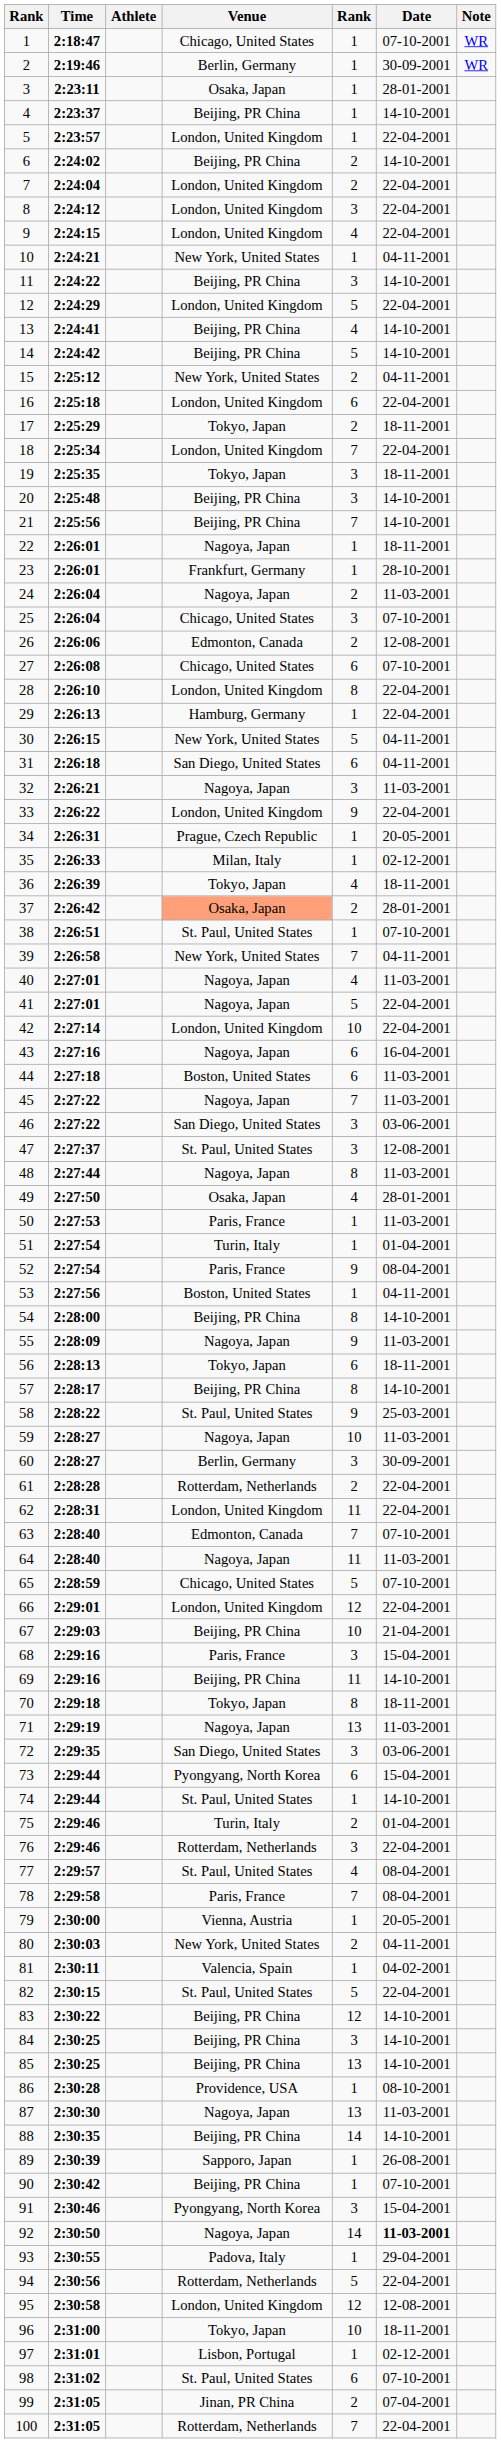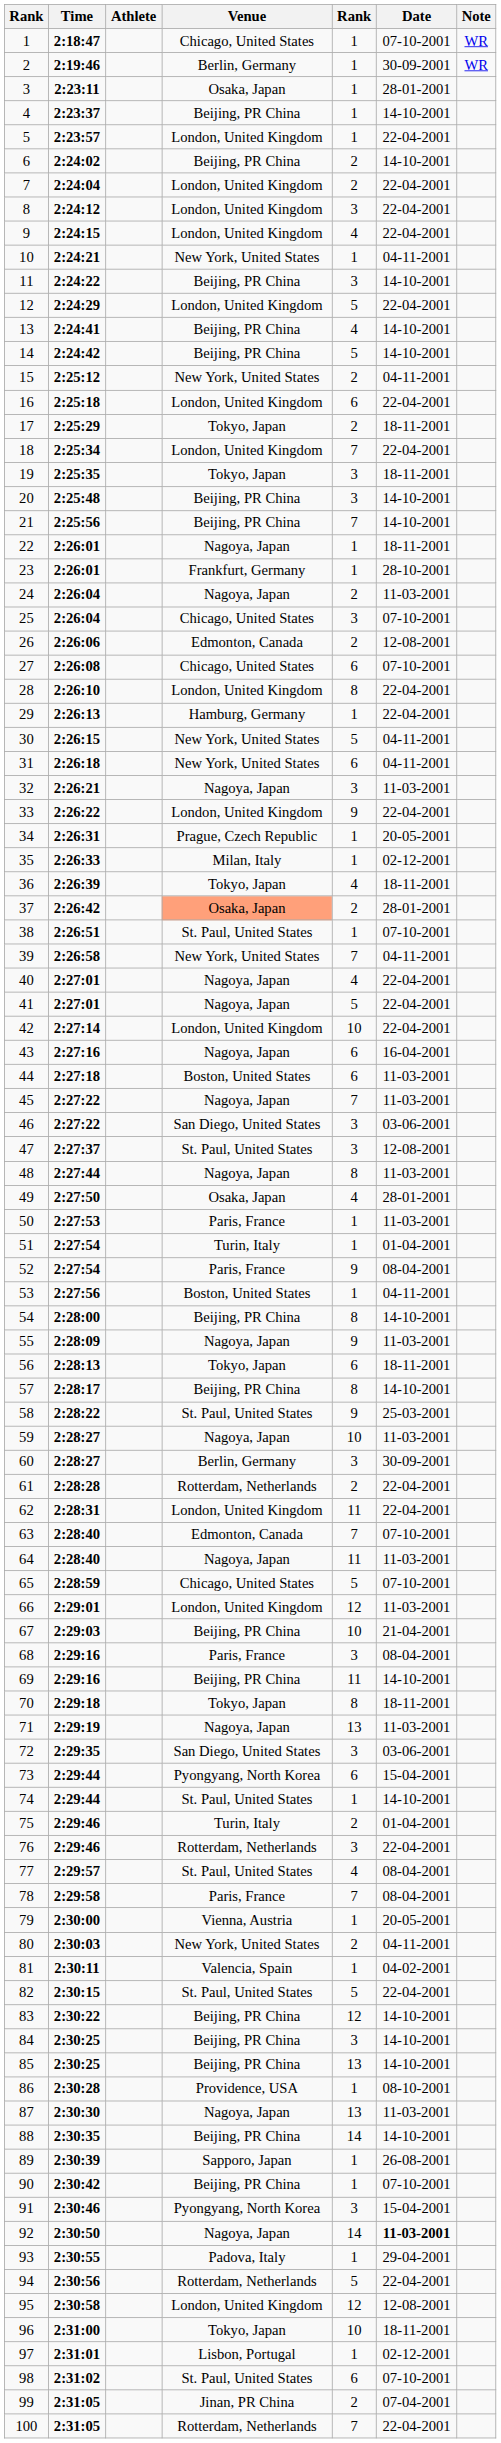(247, 763) San Diego, United States -> (247, 763) New York, United States
(417, 979) 11-03-2001 -> (417, 979) 22-04-2001
(417, 1606) 22-04-2001 -> (417, 1606) 11-03-2001
(417, 1654) 15-04-2001 -> (417, 1654) 08-04-2001
